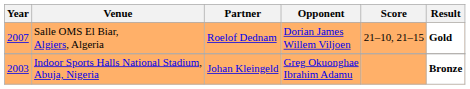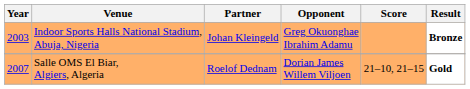rows swapped: (76, 38) <-> (118, 69)
